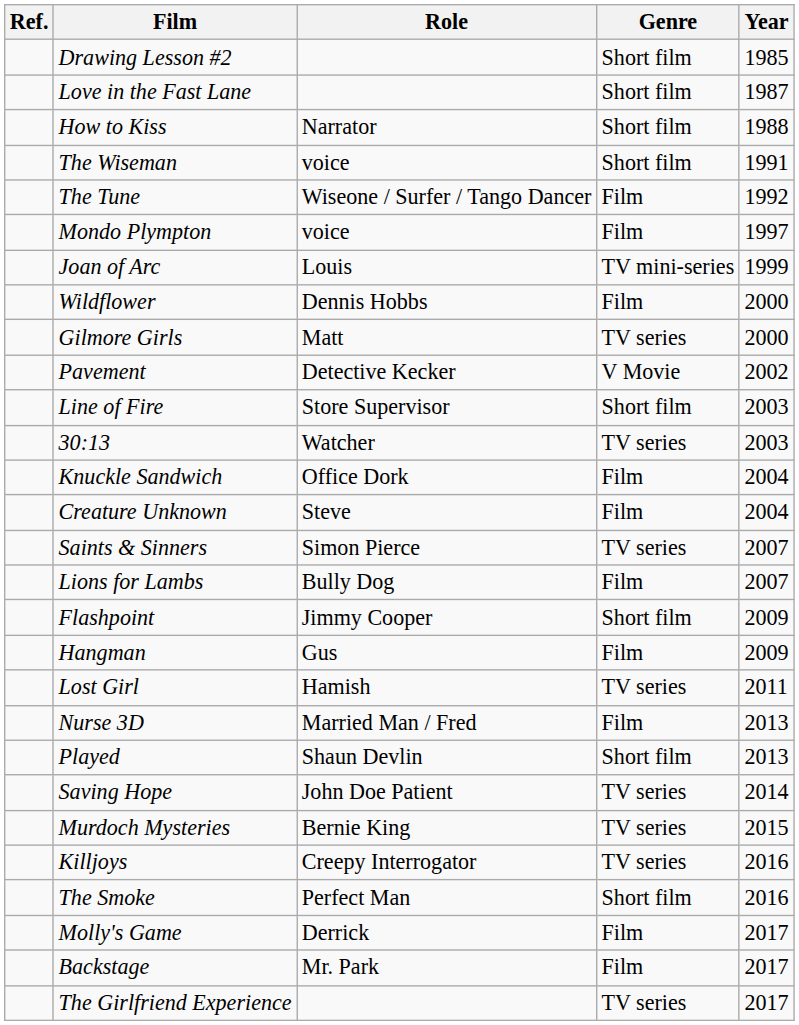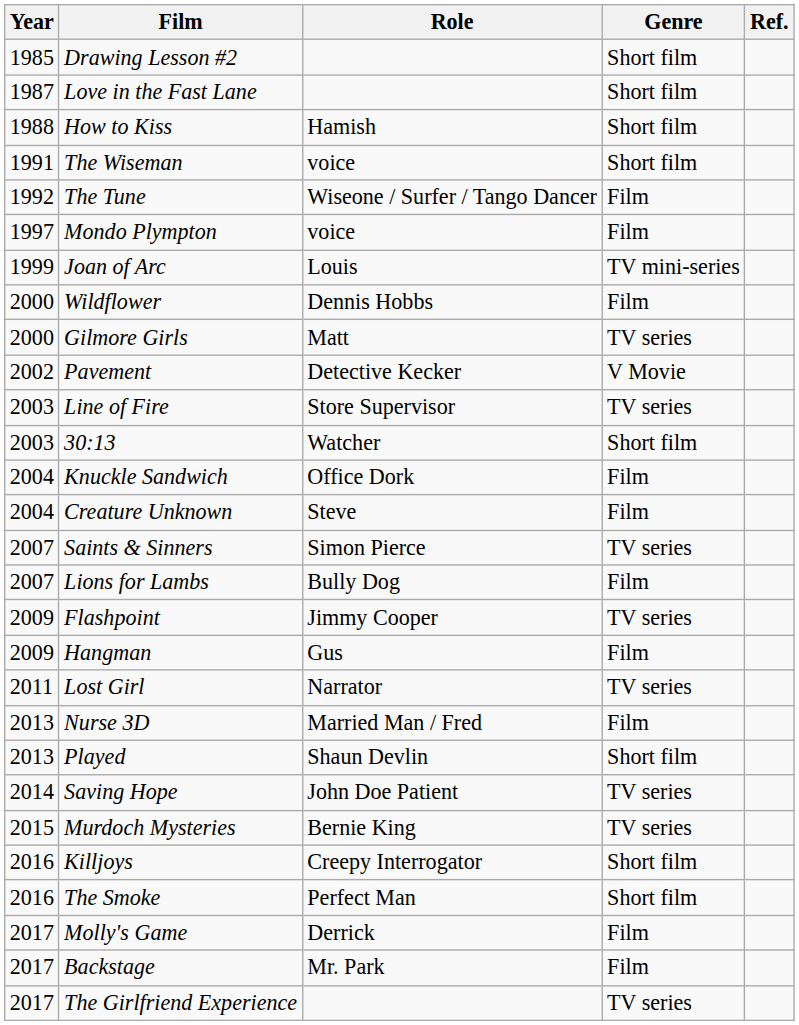columns swapped: (766, 22) <-> (29, 22)
(339, 127) Narrator -> (342, 127) Hamish
(647, 407) Short film -> (650, 407) TV series
(644, 442) TV series -> (652, 442) Short film
(647, 617) Short film -> (650, 617) TV series
(336, 687) Hamish -> (345, 687) Narrator
(644, 862) TV series -> (652, 862) Short film
